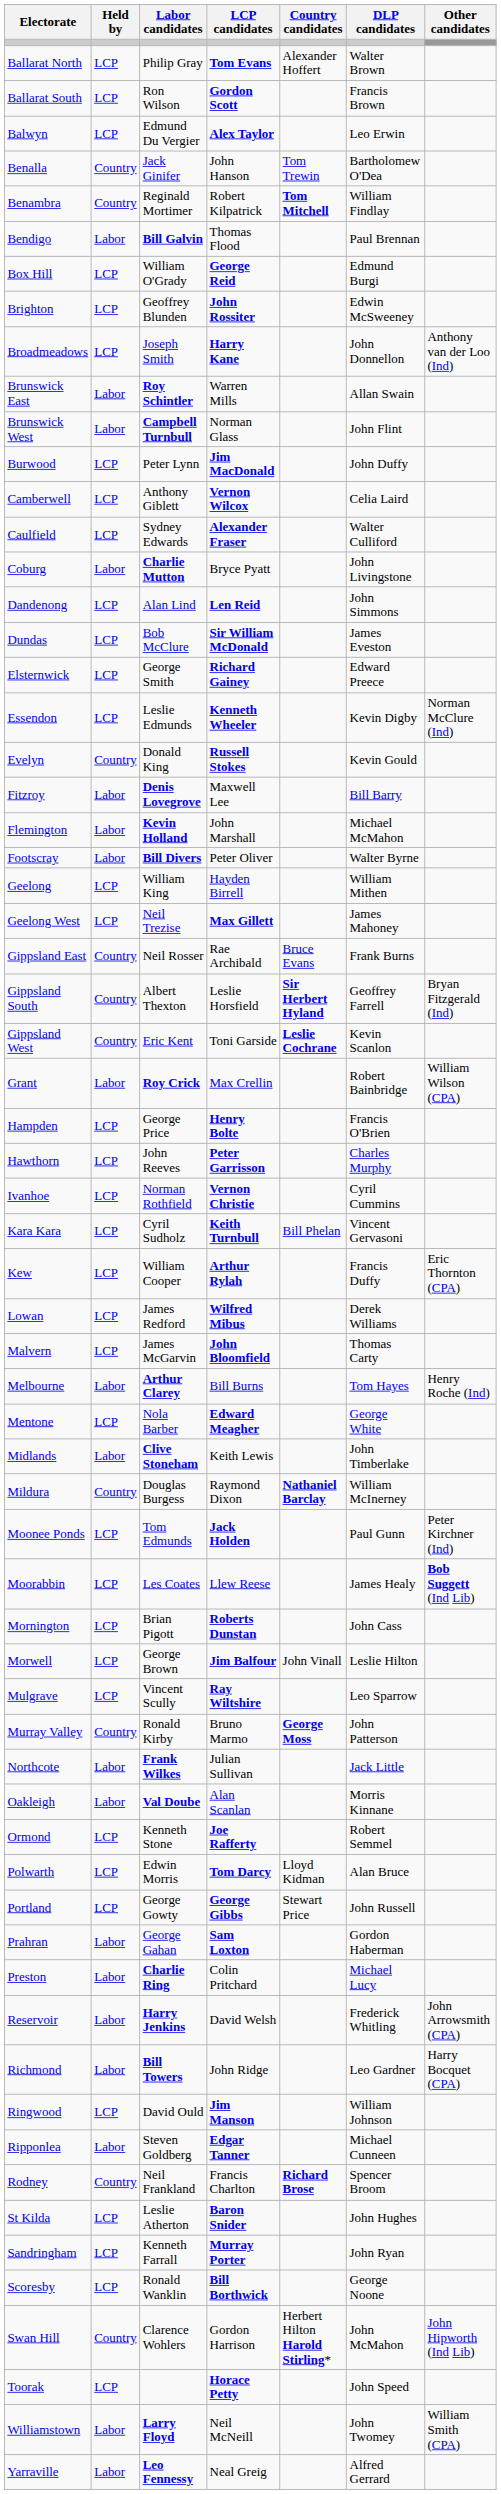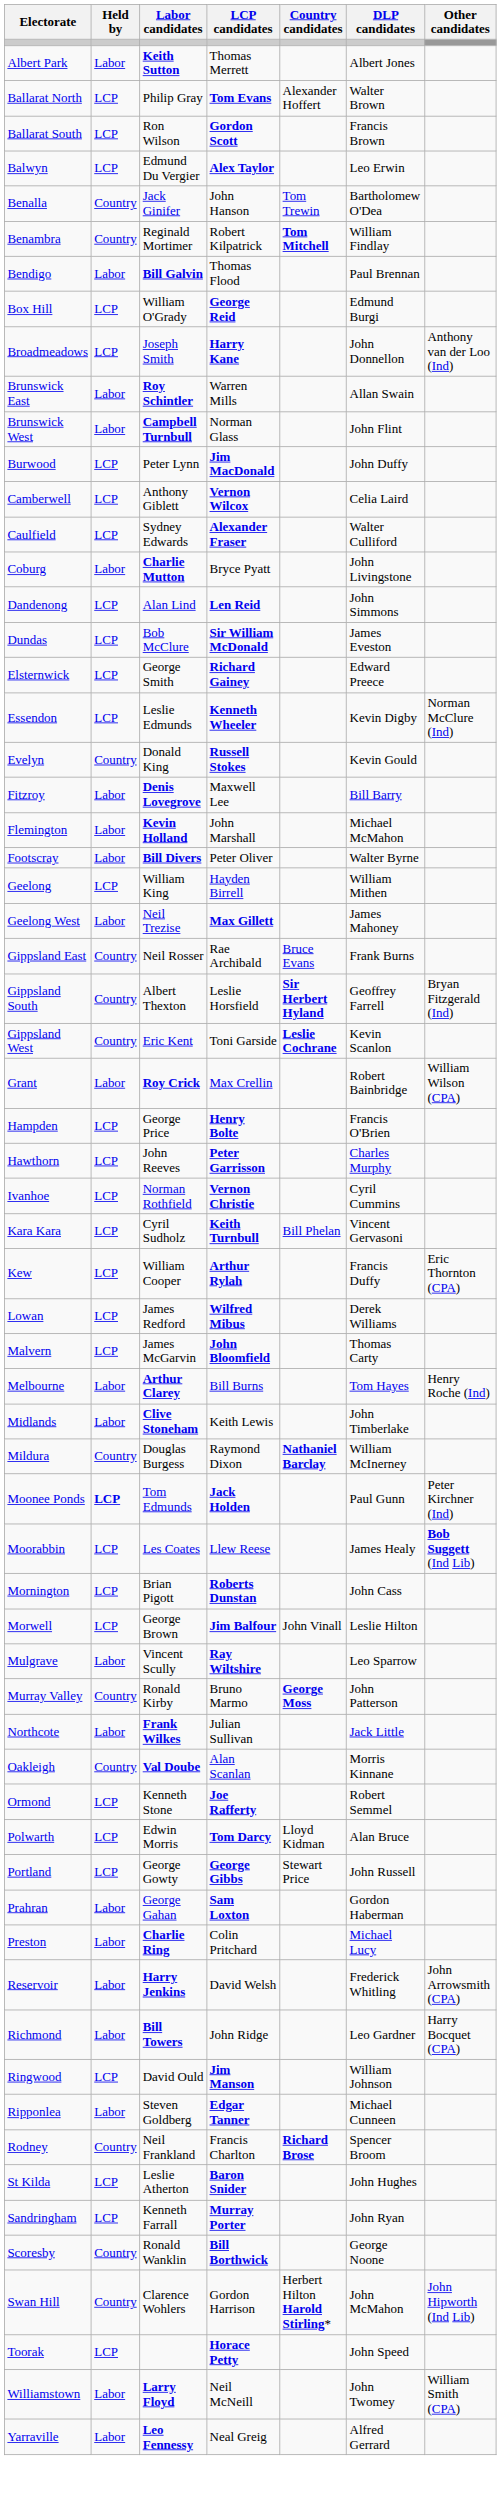+ row: (37, 63)
- row: (30, 309)
(106, 920) LCP -> (110, 920) Labor
- row: (30, 1421)
(106, 1534) normal -> (107, 1499) bold
(106, 1696) LCP -> (110, 1661) Labor
(110, 1801) Labor -> (115, 1766) Country
(106, 2287) LCP -> (115, 2252) Country
